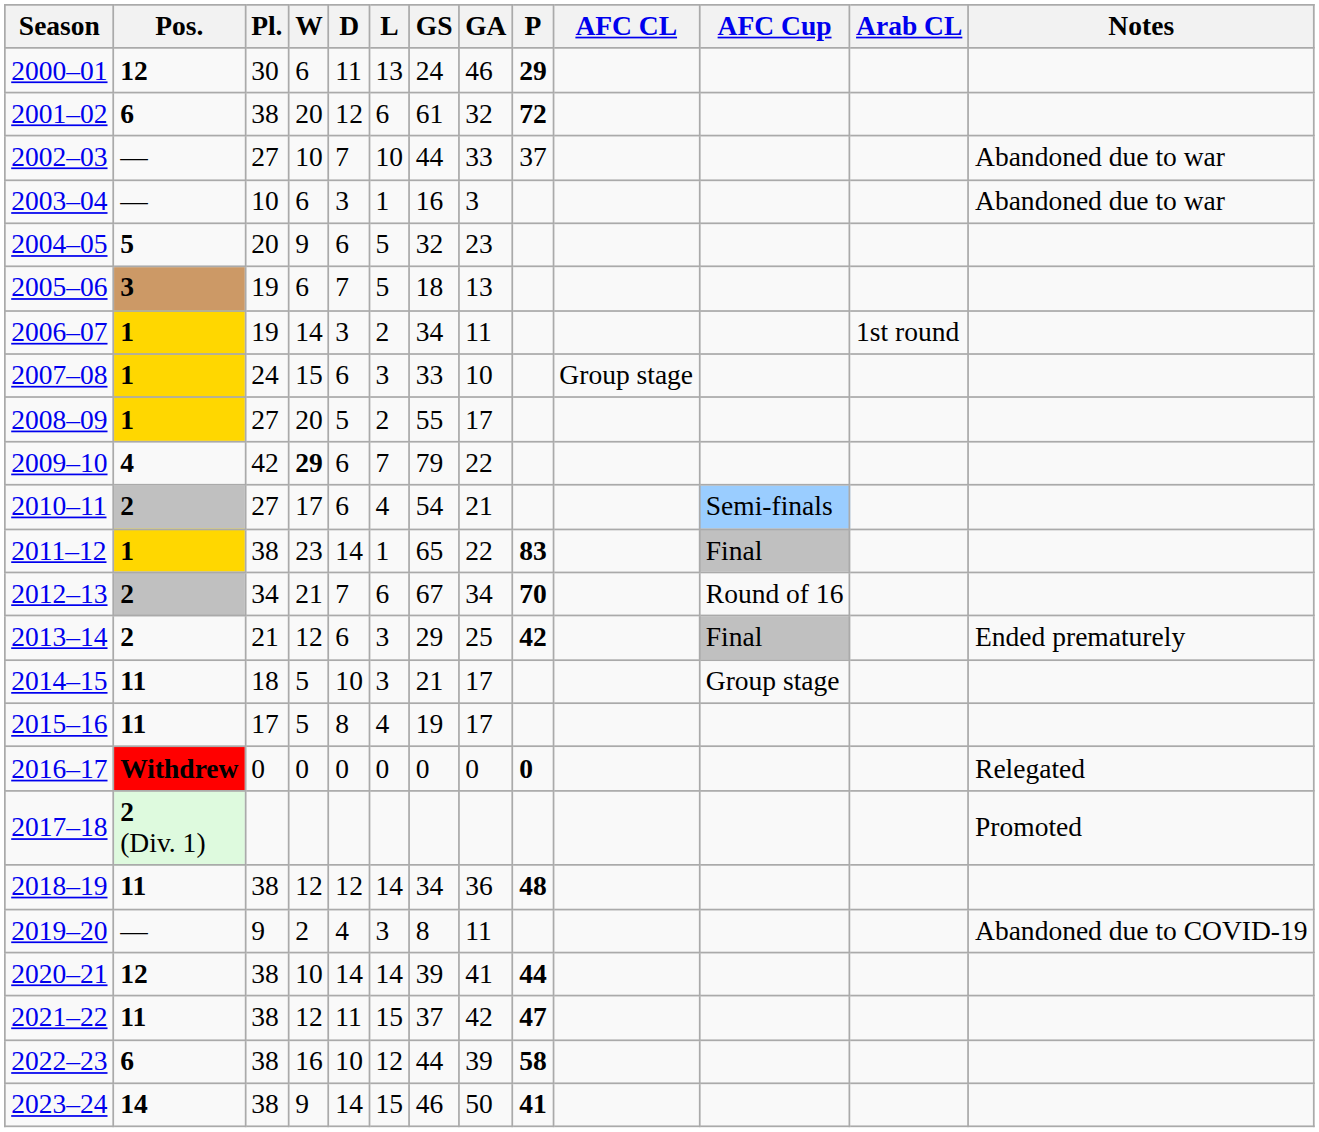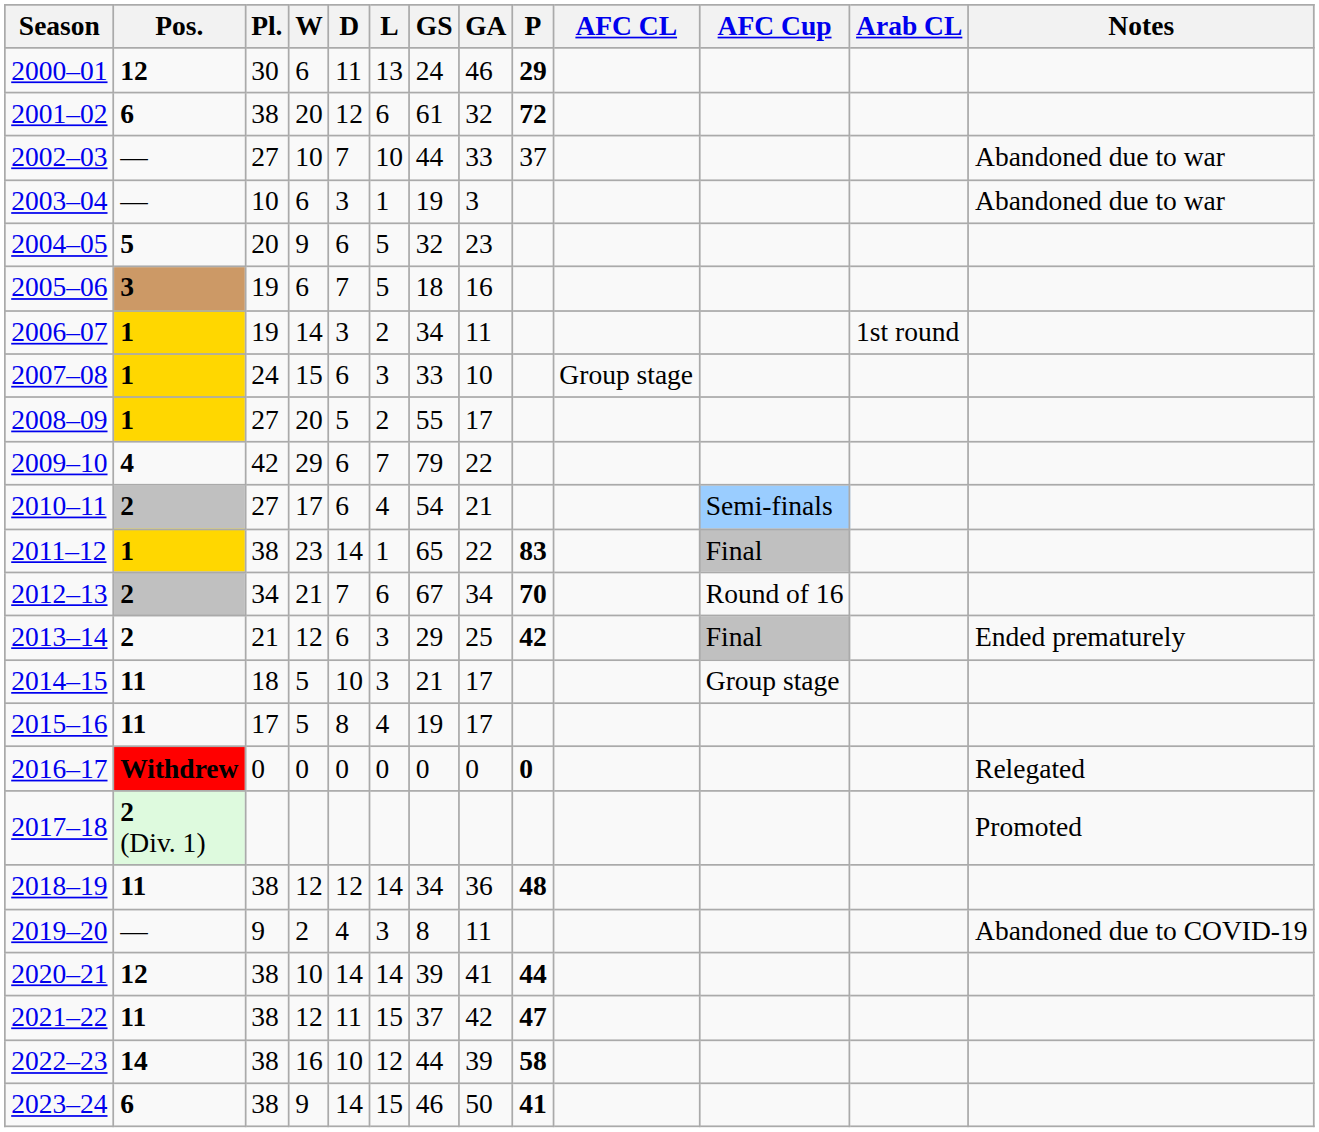(430, 200) 16 -> (430, 200) 19
(479, 288) 13 -> (479, 288) 16
(309, 462) bold -> (309, 462) normal
(127, 1061) 6 -> (134, 1061) 14
(134, 1104) 14 -> (127, 1104) 6
